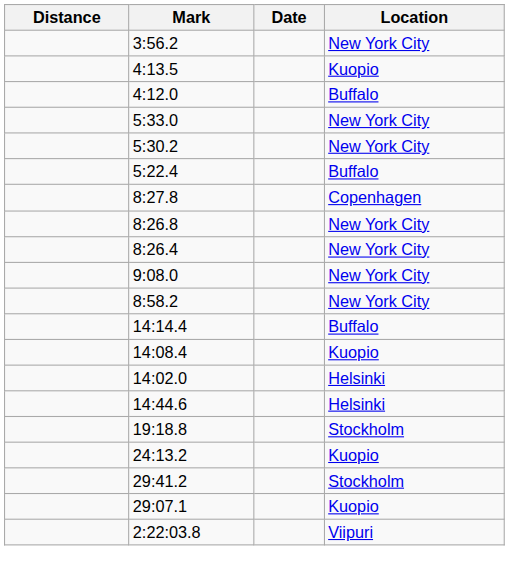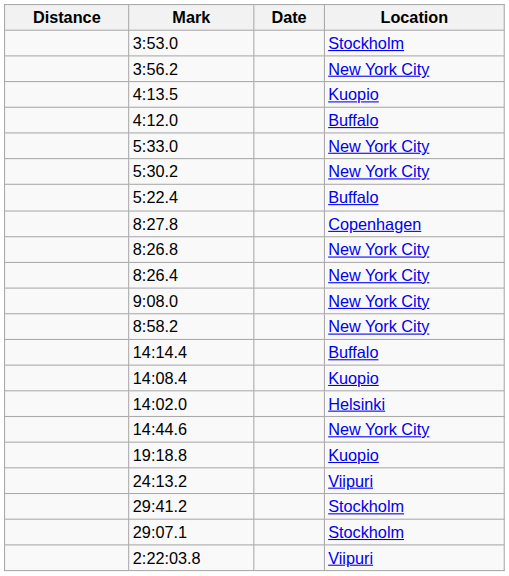+ row: (155, 43)
(357, 404) Helsinki -> (379, 430) New York City
(366, 430) Stockholm -> (353, 455) Kuopio
(353, 455) Kuopio -> (351, 481) Viipuri
(353, 507) Kuopio -> (366, 533) Stockholm
